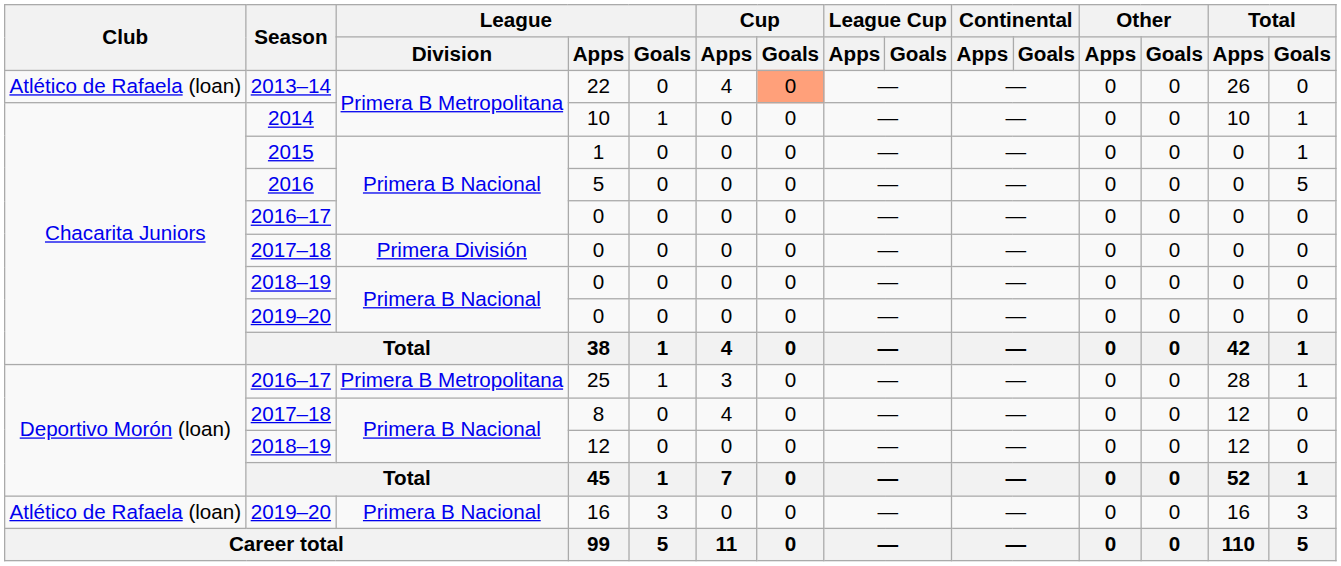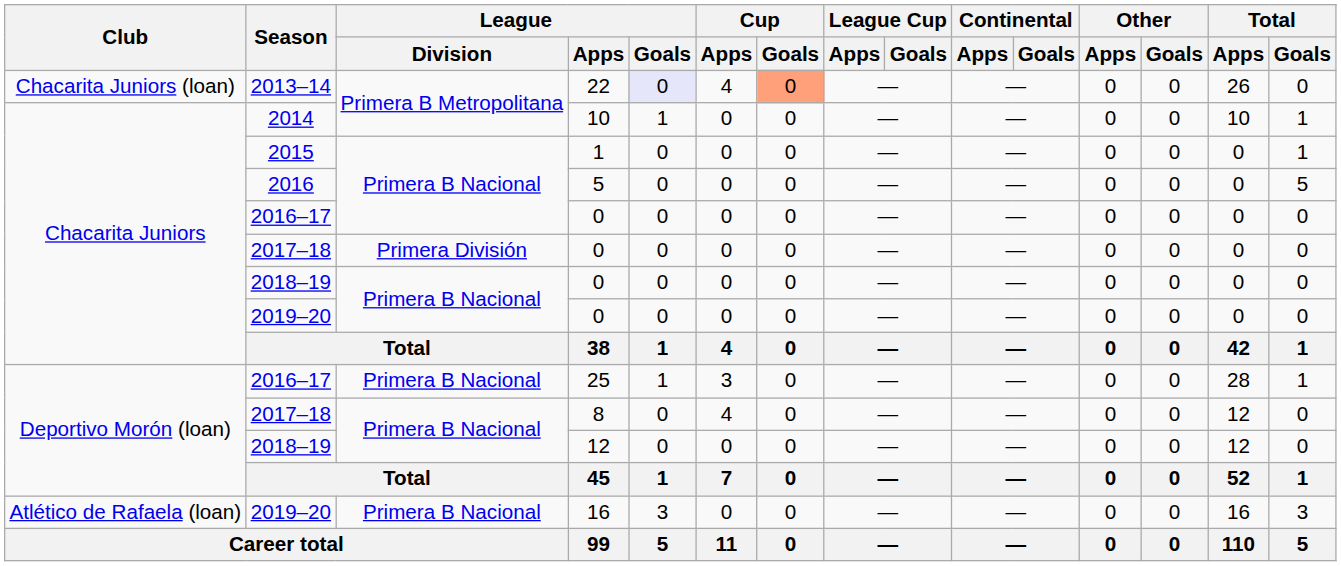(125, 86) Atlético de Rafaela (loan) -> (125, 86) Chacarita Juniors (loan)
(662, 86) no background -> (662, 86) lavender background
(452, 380) Primera B Metropolitana -> (452, 380) Primera B Nacional
